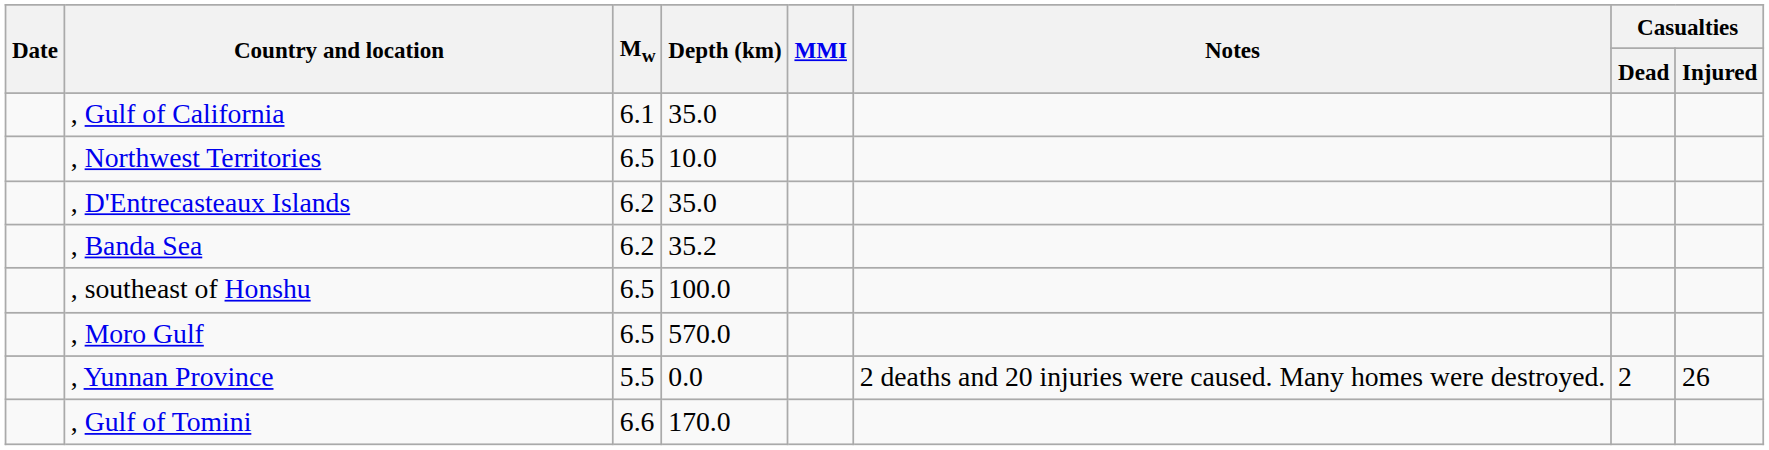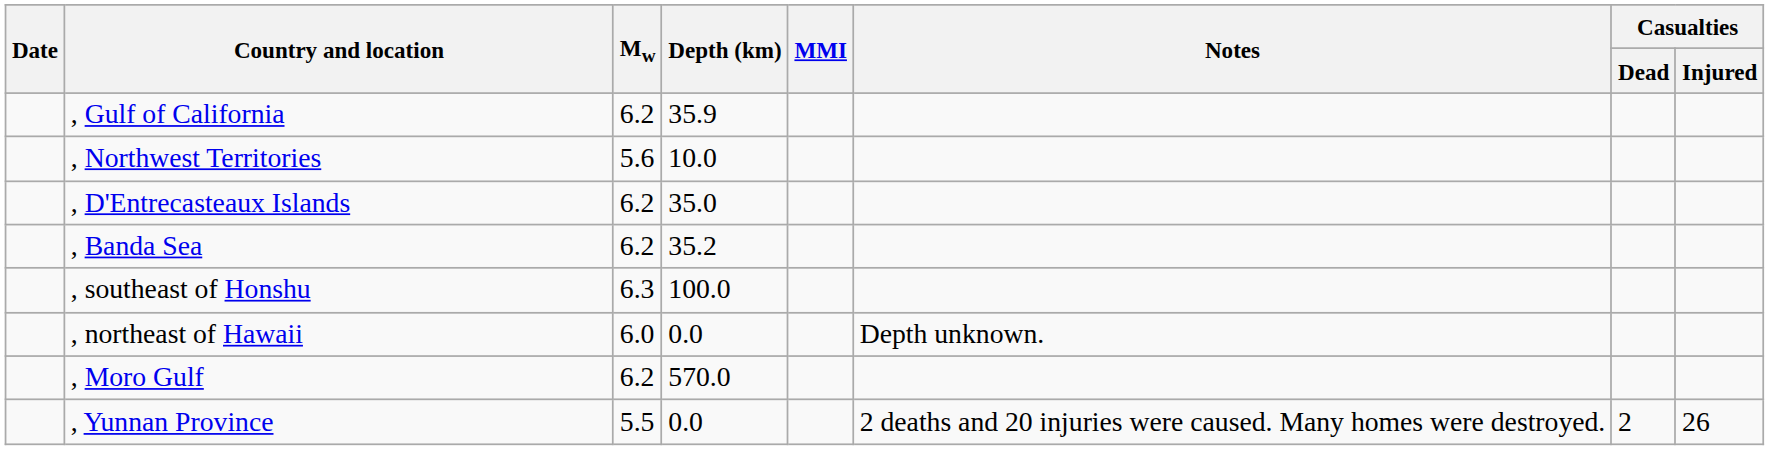(637, 114) 6.1 -> (637, 114) 6.2
(693, 114) 35.0 -> (693, 114) 35.9
(637, 158) 6.5 -> (637, 158) 5.6
(637, 289) 6.5 -> (637, 289) 6.3
+ row: (187, 333)
(637, 333) 6.5 -> (637, 377) 6.2
- row: (161, 421)
